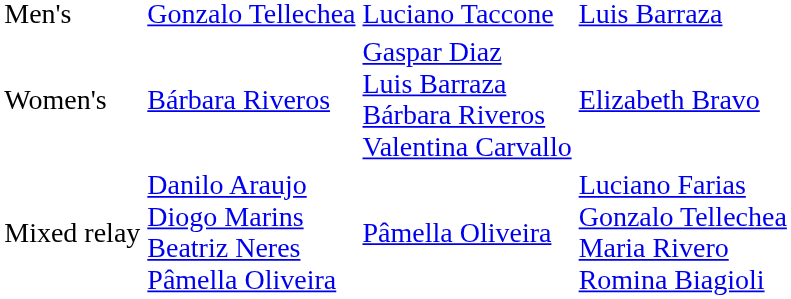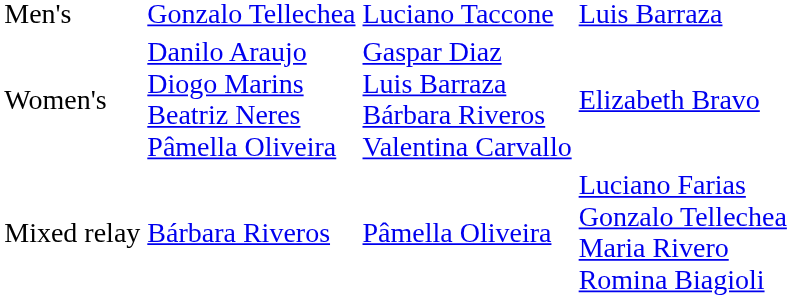(239, 99) Bárbara Riveros -> (242, 99) Danilo Araujo Diogo Marins Beatriz Neres Pâmella Oliveira
(242, 232) Danilo Araujo Diogo Marins Beatriz Neres Pâmella Oliveira -> (239, 232) Bárbara Riveros
